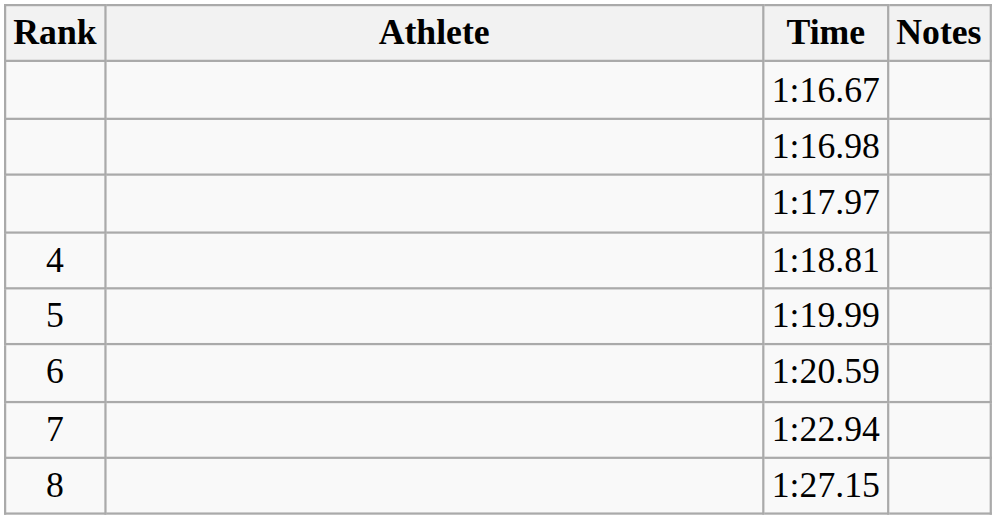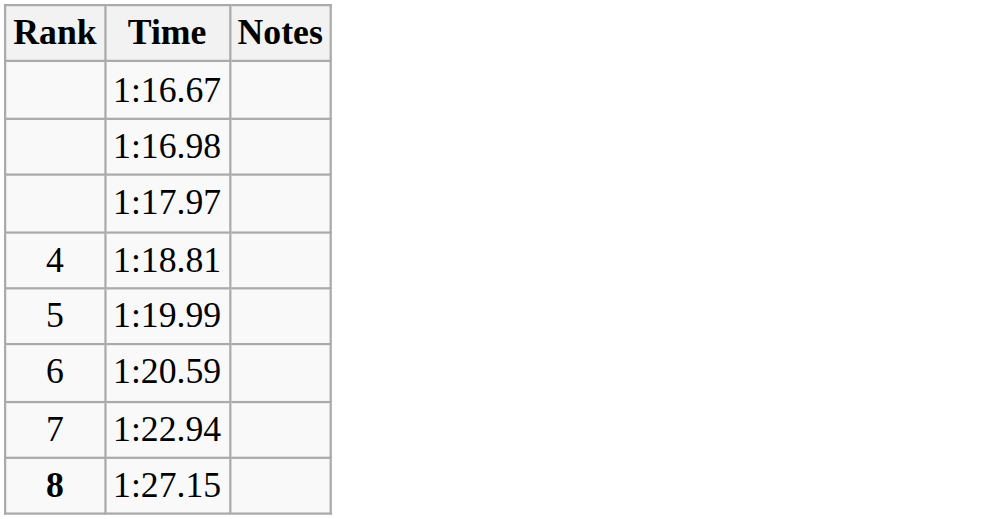- column: (434, 32)
(55, 485) normal -> (55, 485) bold
